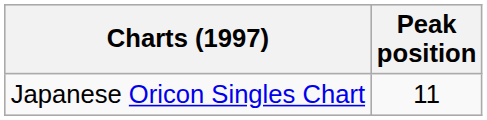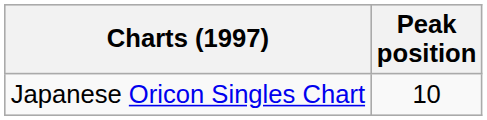(427, 94) 11 -> (427, 94) 10
